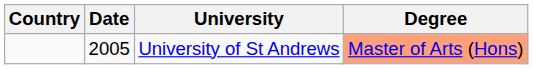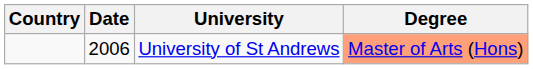(109, 48) 2005 -> (109, 48) 2006
